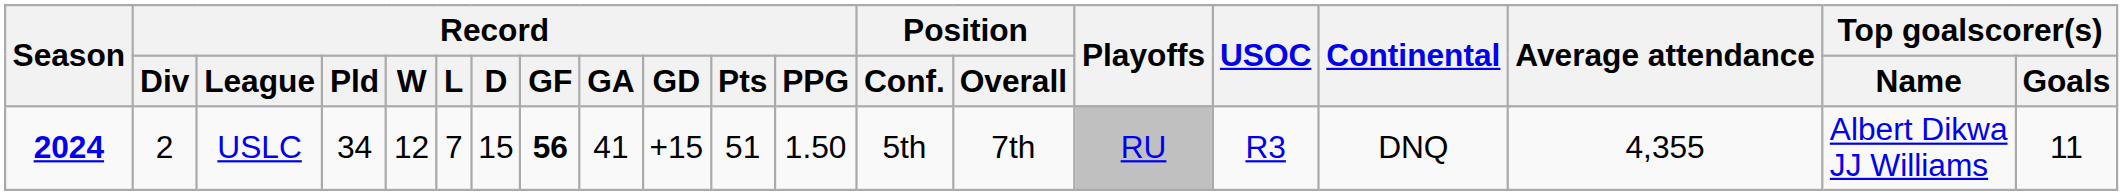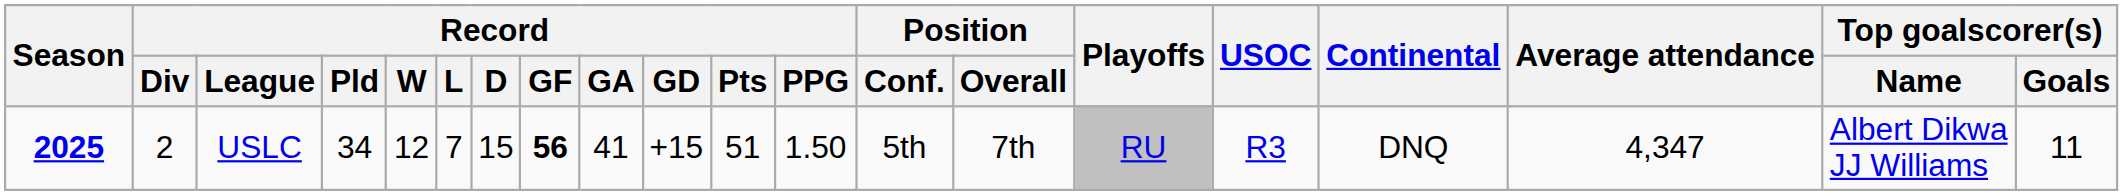(69, 148) 2024 -> (69, 148) 2025
(1665, 148) 4,355 -> (1665, 148) 4,347
